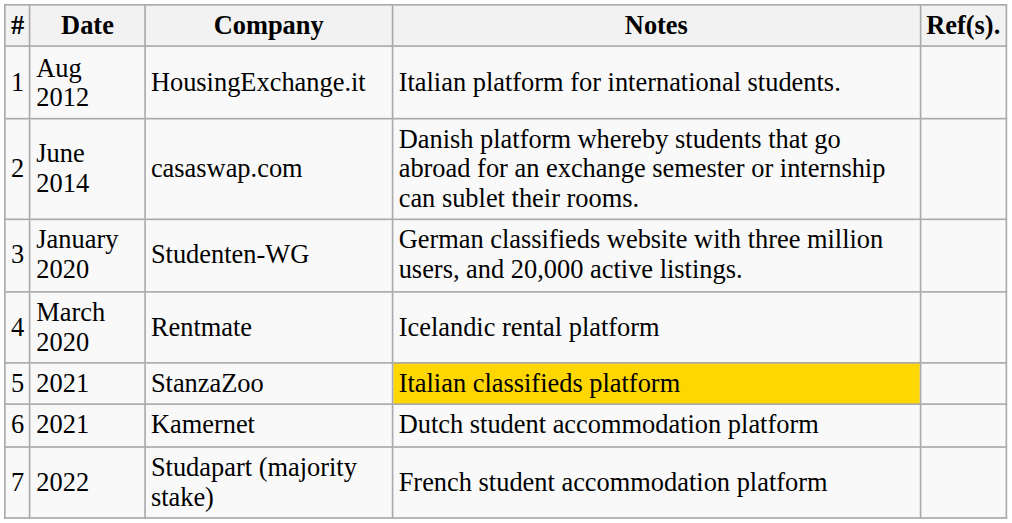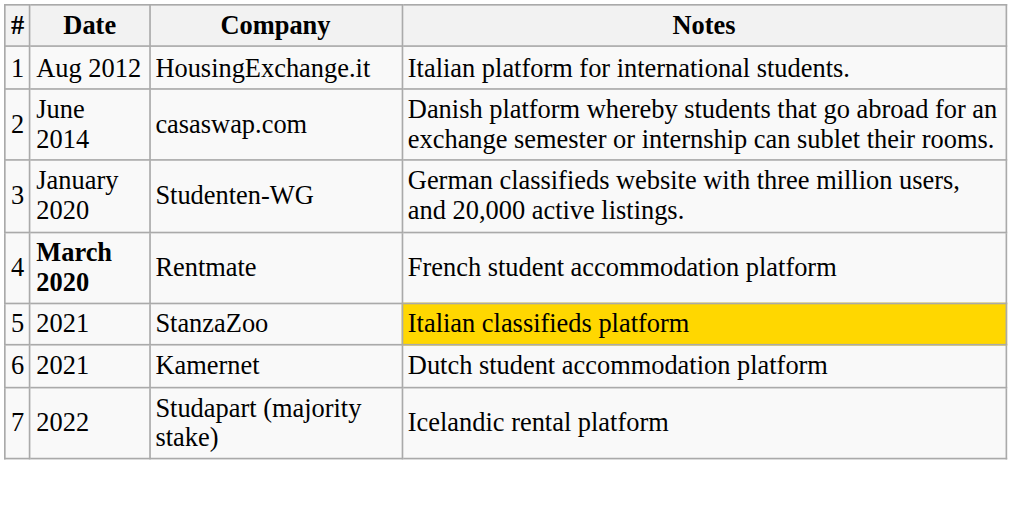- column: (963, 25)
(71, 326) normal -> (74, 267) bold
(529, 326) Icelandic rental platform -> (622, 267) French student accommodation platform
(613, 481) French student accommodation platform -> (538, 422) Icelandic rental platform
